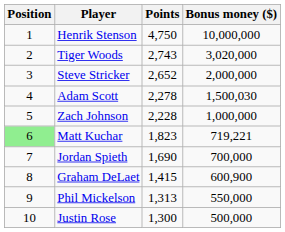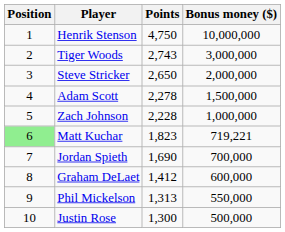(231, 55) 3,020,000 -> (231, 55) 3,000,000
(162, 75) 2,652 -> (162, 75) 2,650
(231, 95) 1,500,030 -> (231, 95) 1,500,000
(162, 177) 1,415 -> (162, 177) 1,412
(231, 177) 600,900 -> (231, 177) 600,000
